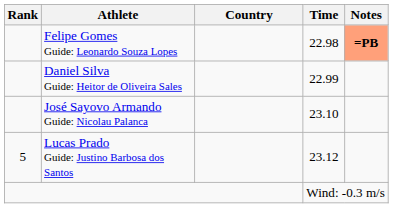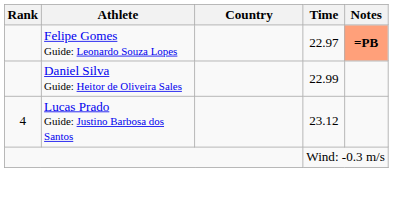(324, 43) 22.98 -> (324, 43) 22.97
- row: (103, 114)
(23, 157) 5 -> (23, 121) 4
